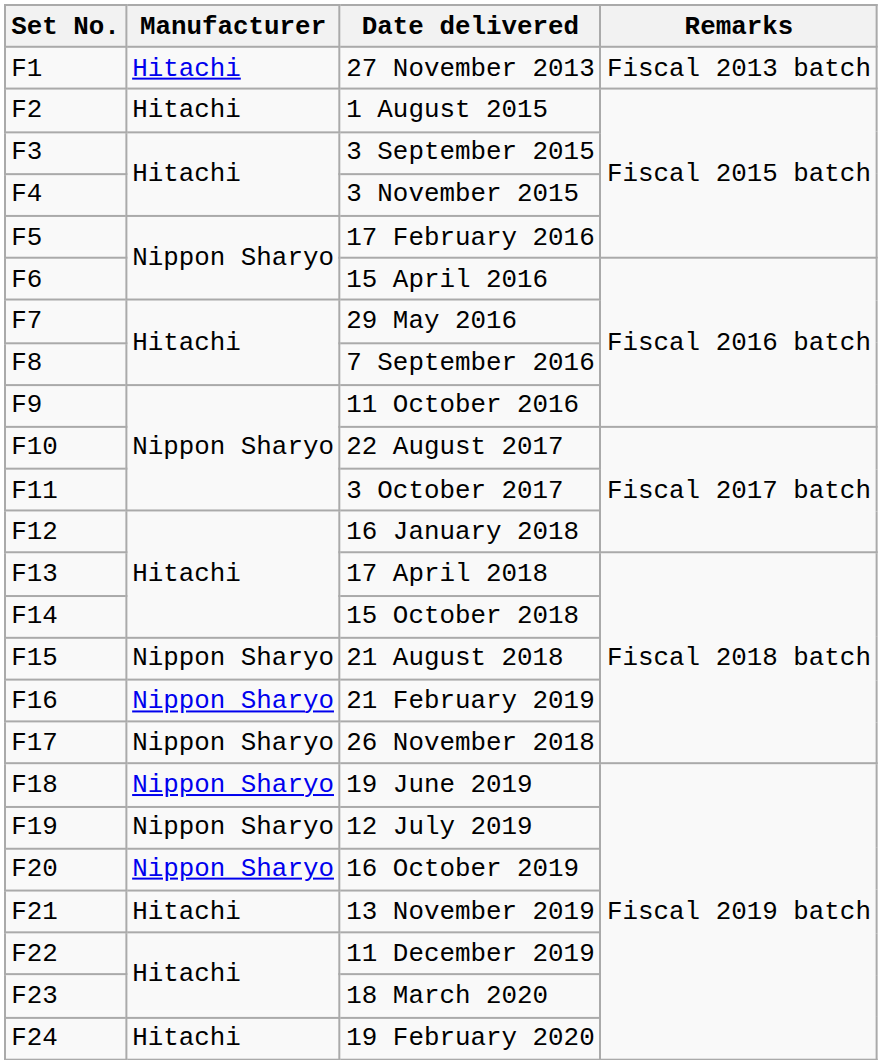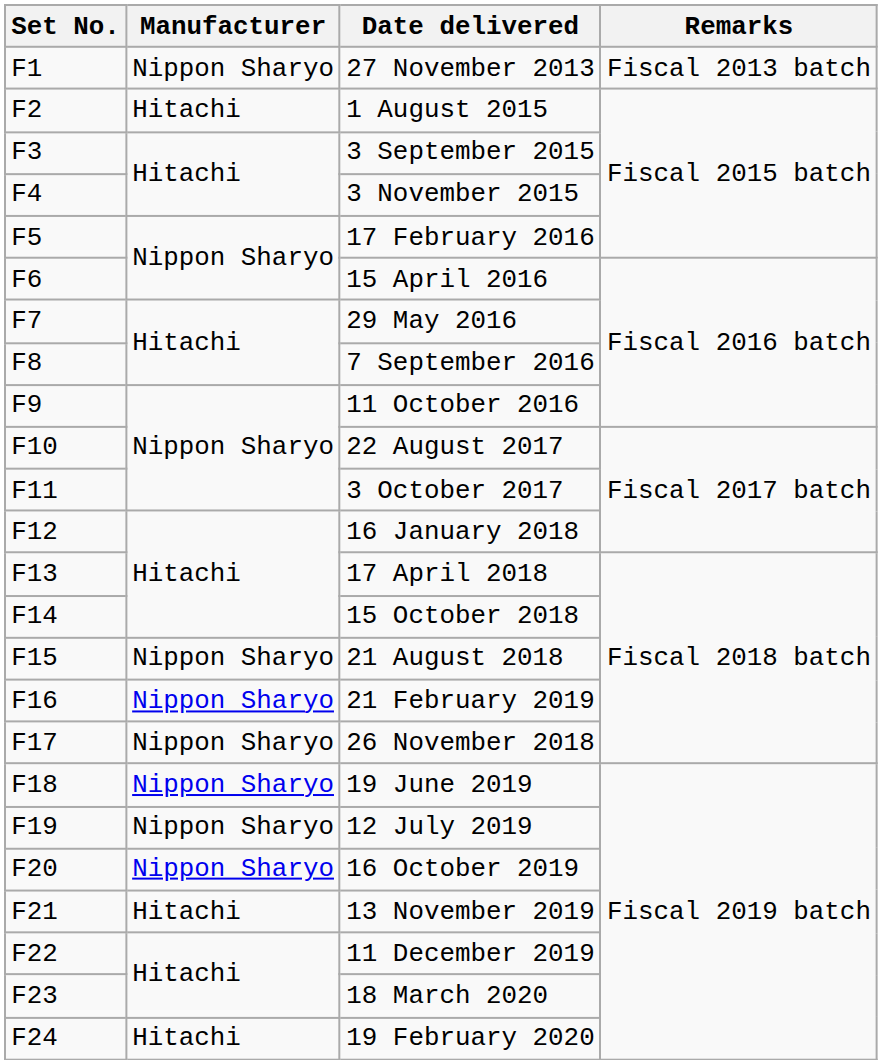(186, 68) Hitachi -> (233, 68) Nippon Sharyo
